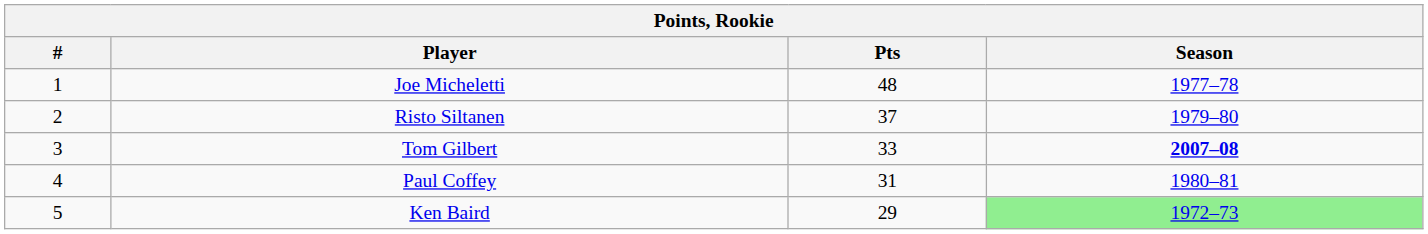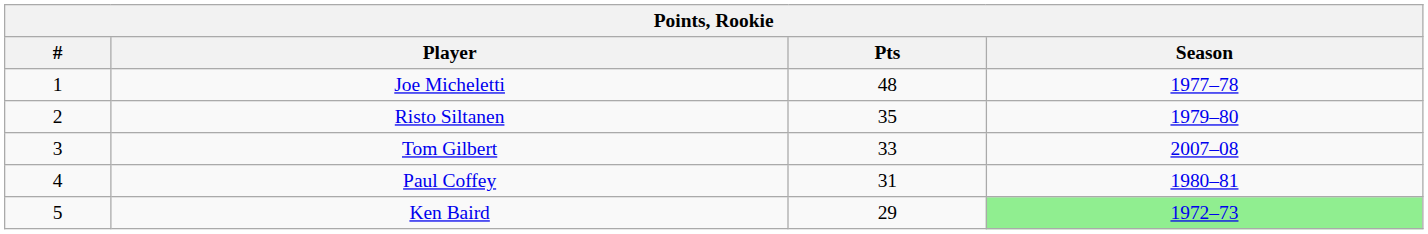(887, 116) 37 -> (887, 116) 35
(1204, 149) bold -> (1204, 149) normal
